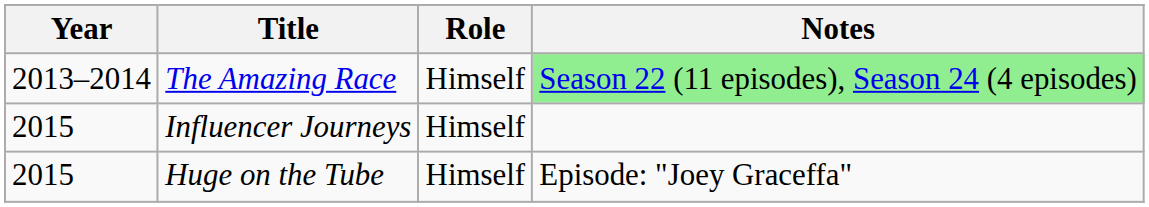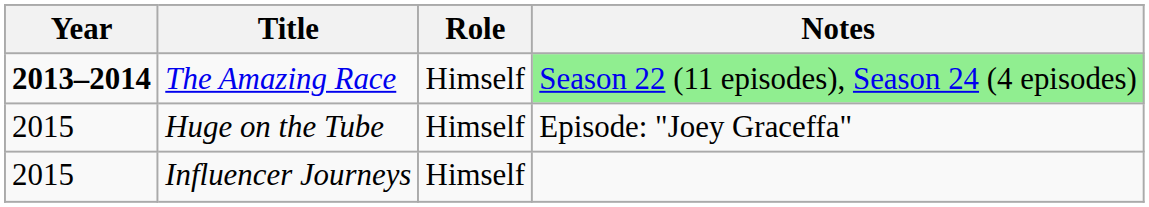(82, 77) normal -> (82, 77) bold
rows swapped: (275, 175) <-> (288, 126)
